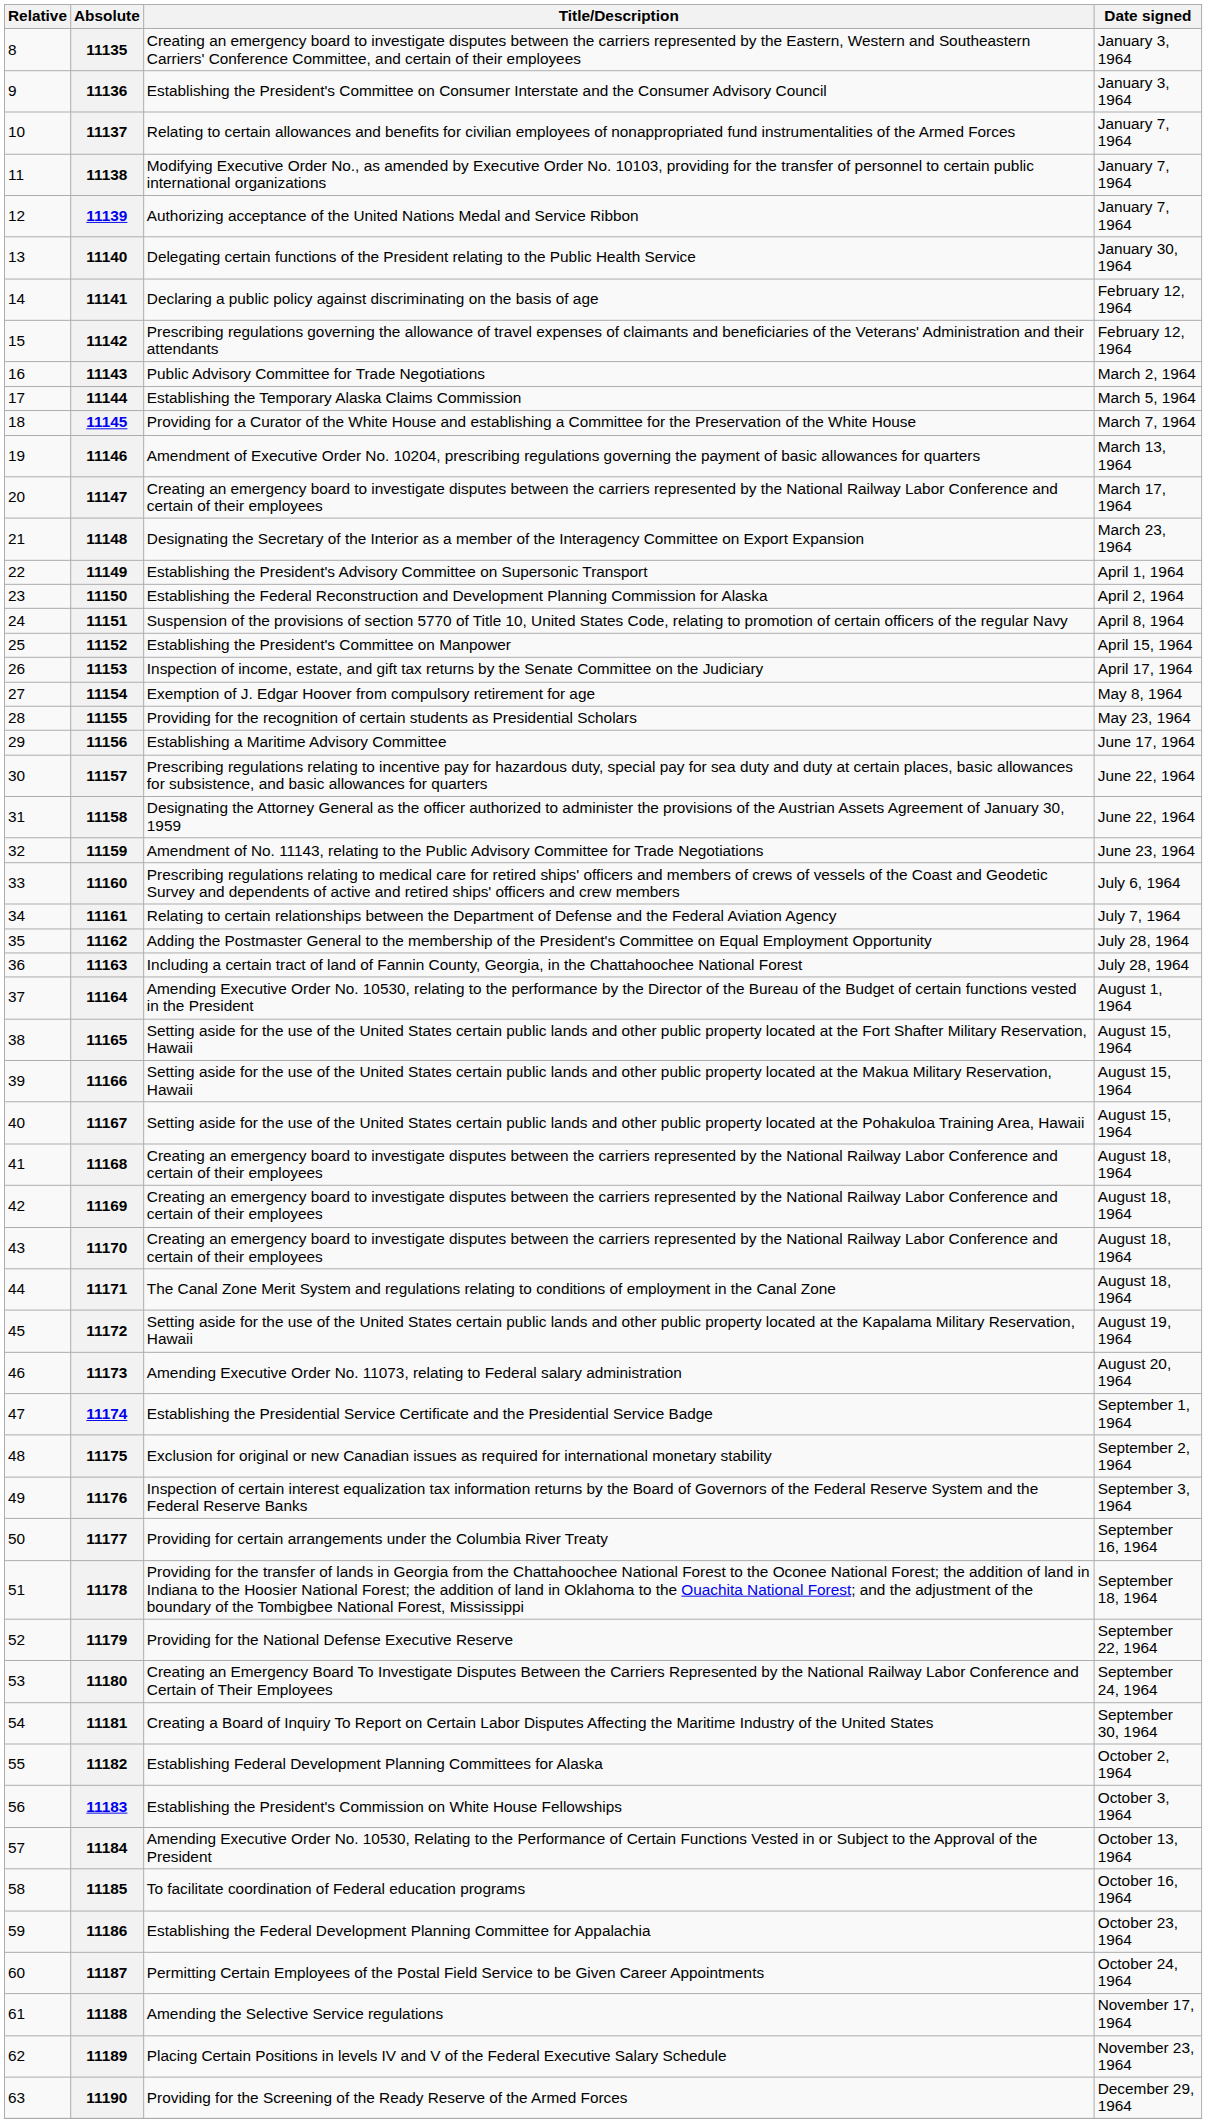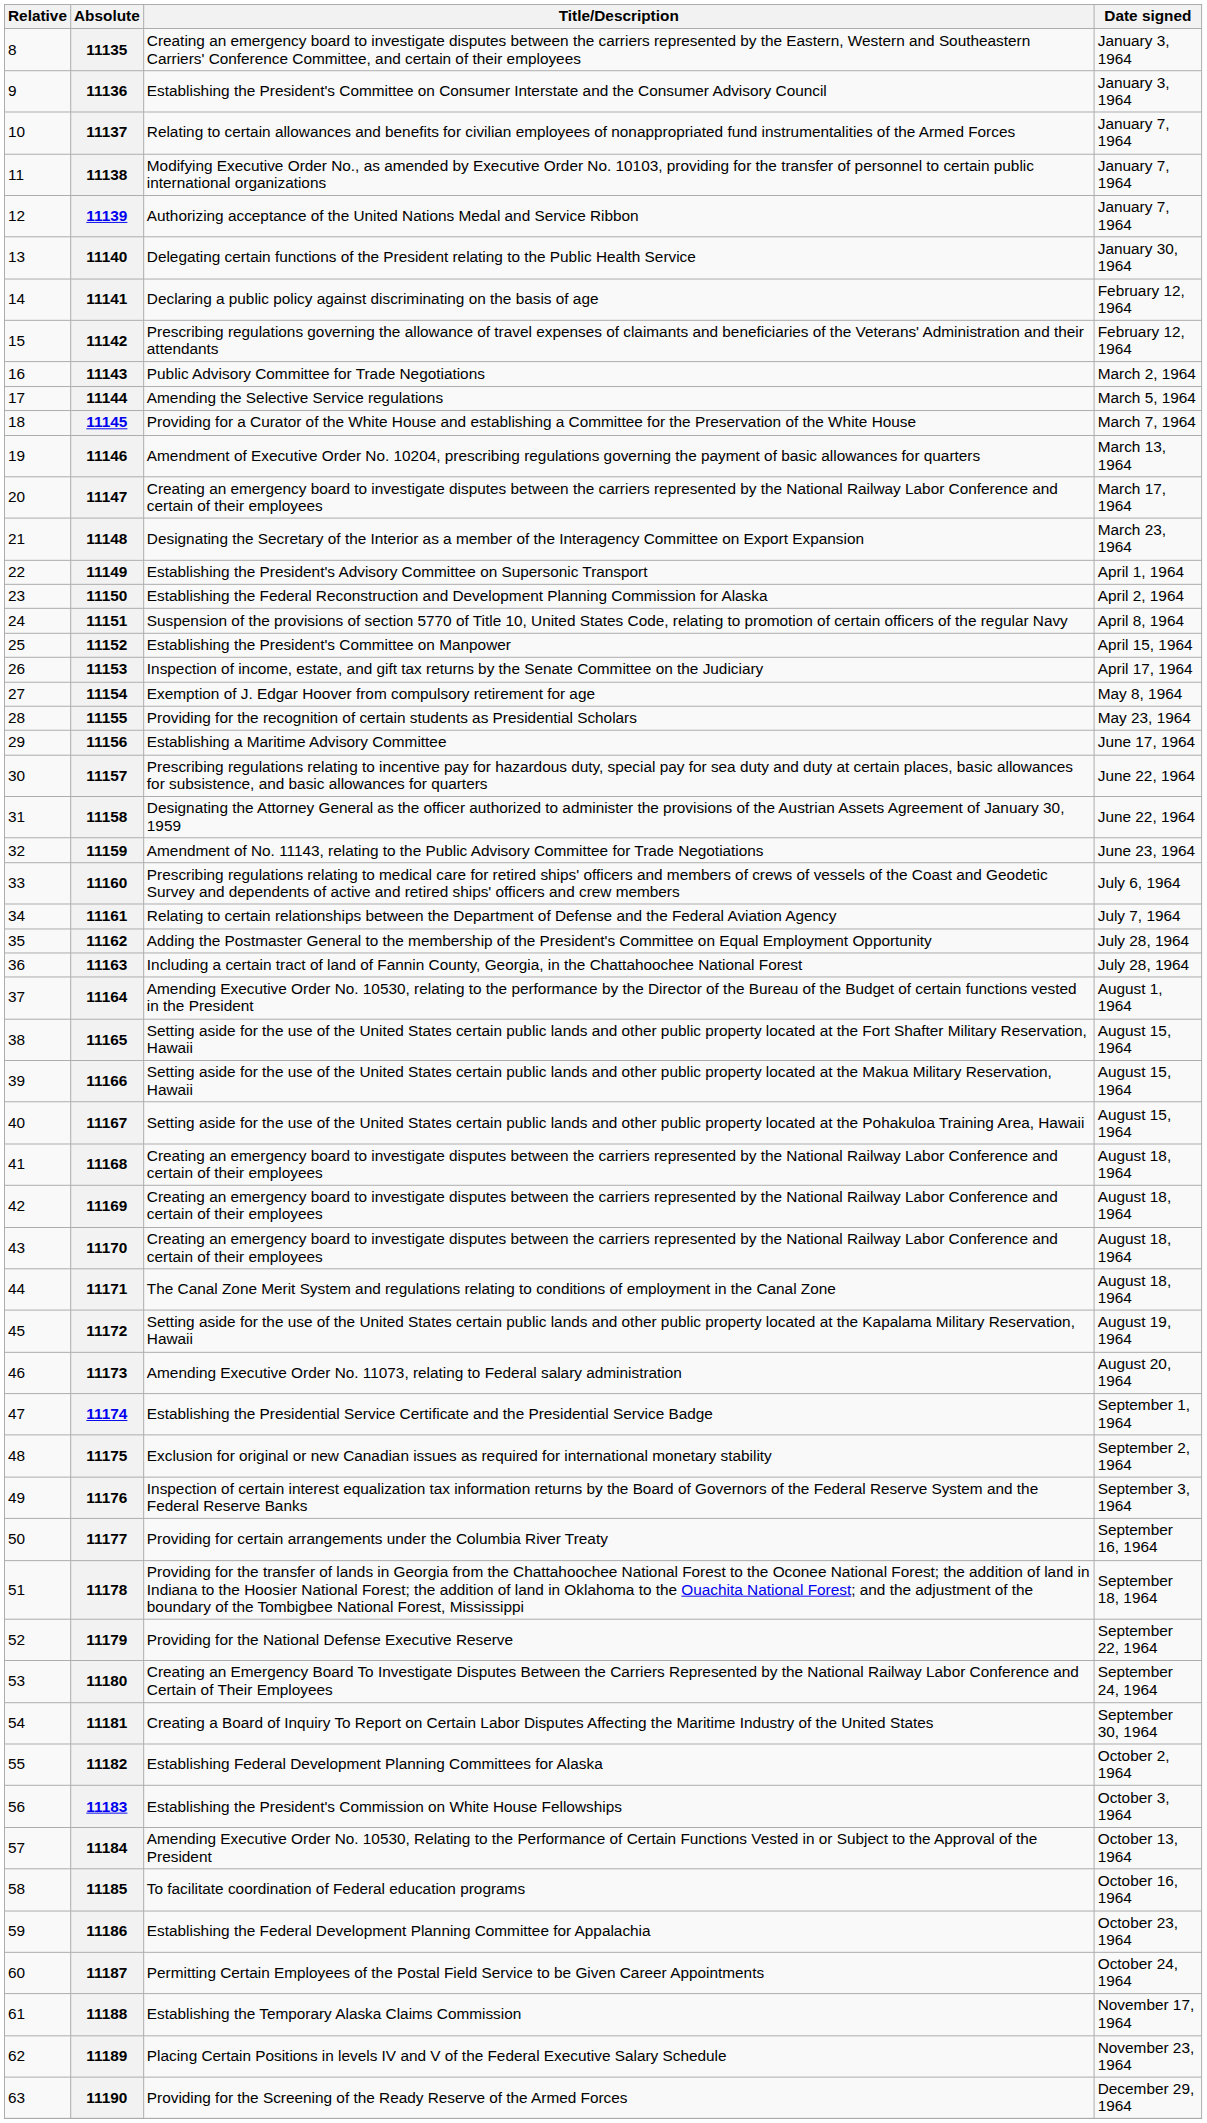(334, 398) Establishing the Temporary Alaska Claims Commission -> (295, 398) Amending the Selective Service regulations
(295, 2014) Amending the Selective Service regulations -> (334, 2014) Establishing the Temporary Alaska Claims Commission
